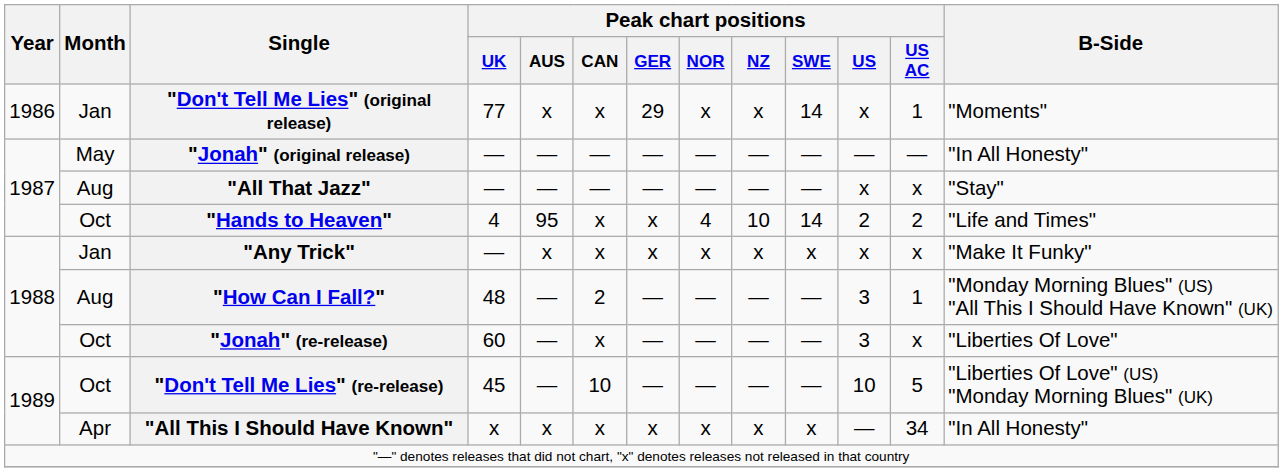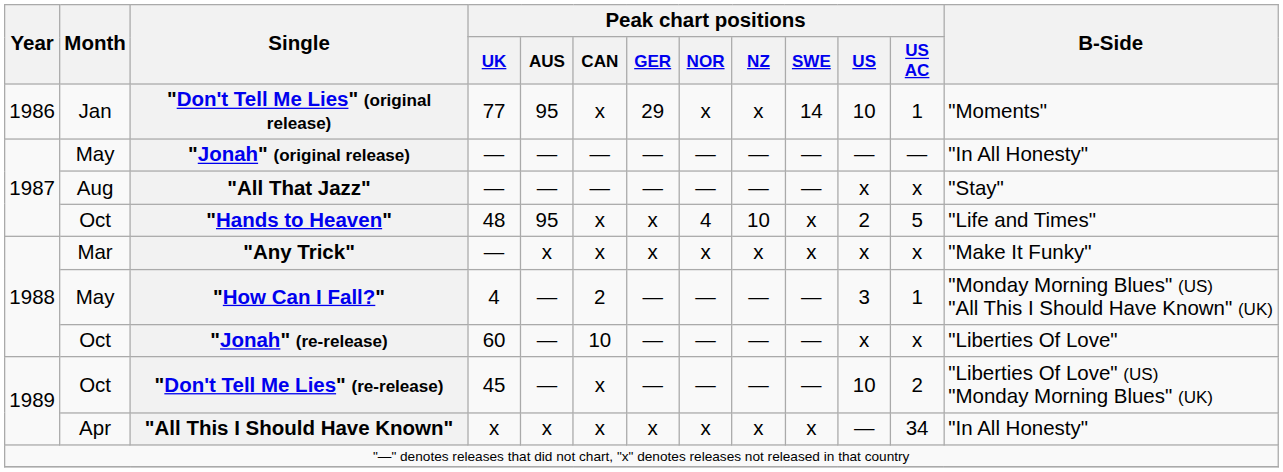(547, 111) x -> (547, 111) 95
(864, 111) x -> (864, 111) 10
(494, 220) 4 -> (494, 220) 48
(811, 220) 14 -> (811, 220) x
(917, 220) 2 -> (917, 220) 5
(95, 252) Jan -> (95, 252) Mar
(95, 296) Aug -> (95, 296) May
(494, 296) 48 -> (494, 296) 4
(600, 340) x -> (600, 340) 10
(864, 340) 3 -> (864, 340) x
(600, 384) 10 -> (600, 384) x
(917, 384) 5 -> (917, 384) 2
